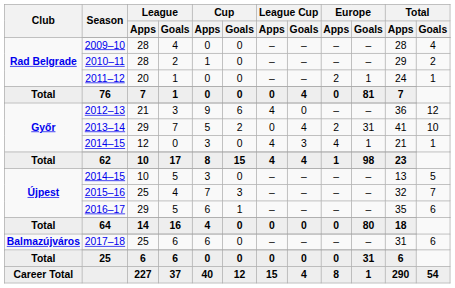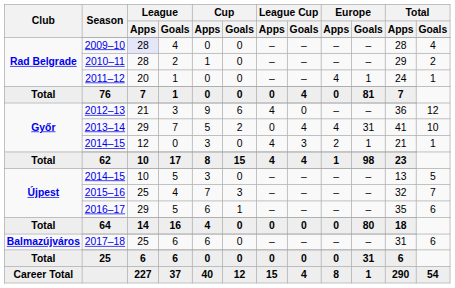(143, 46) no background -> (143, 46) lavender background
(336, 78) 2 -> (336, 78) 4
(336, 128) 2 -> (336, 128) 4
(336, 144) 4 -> (336, 144) 2
